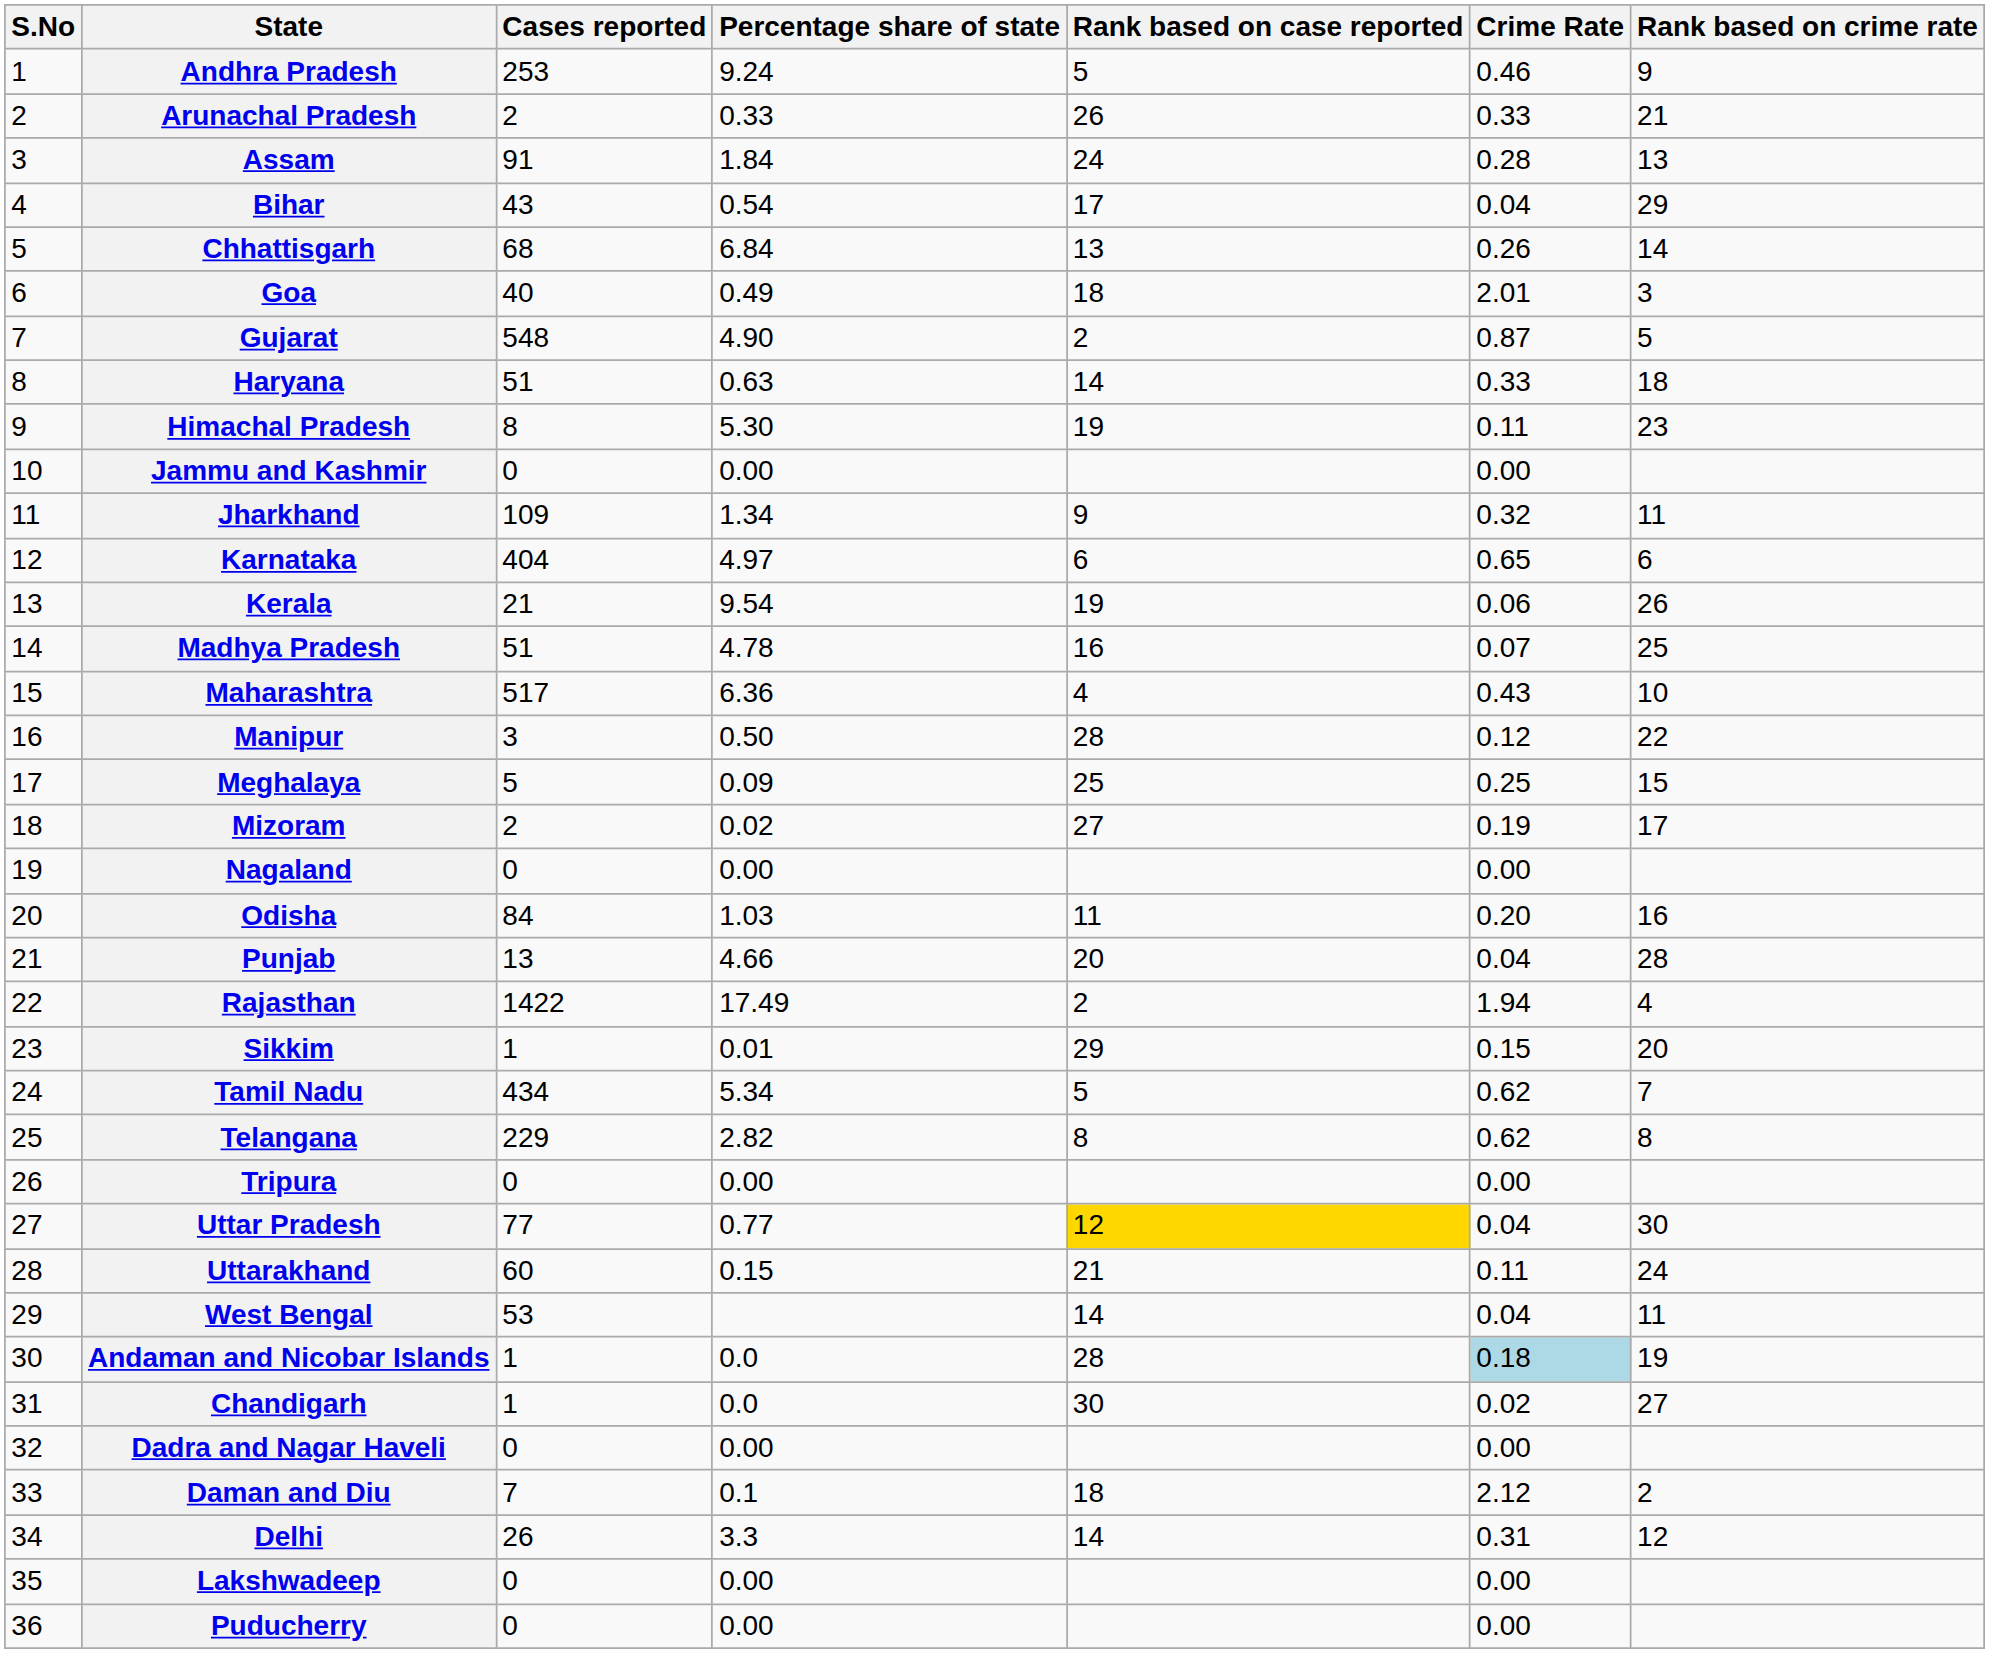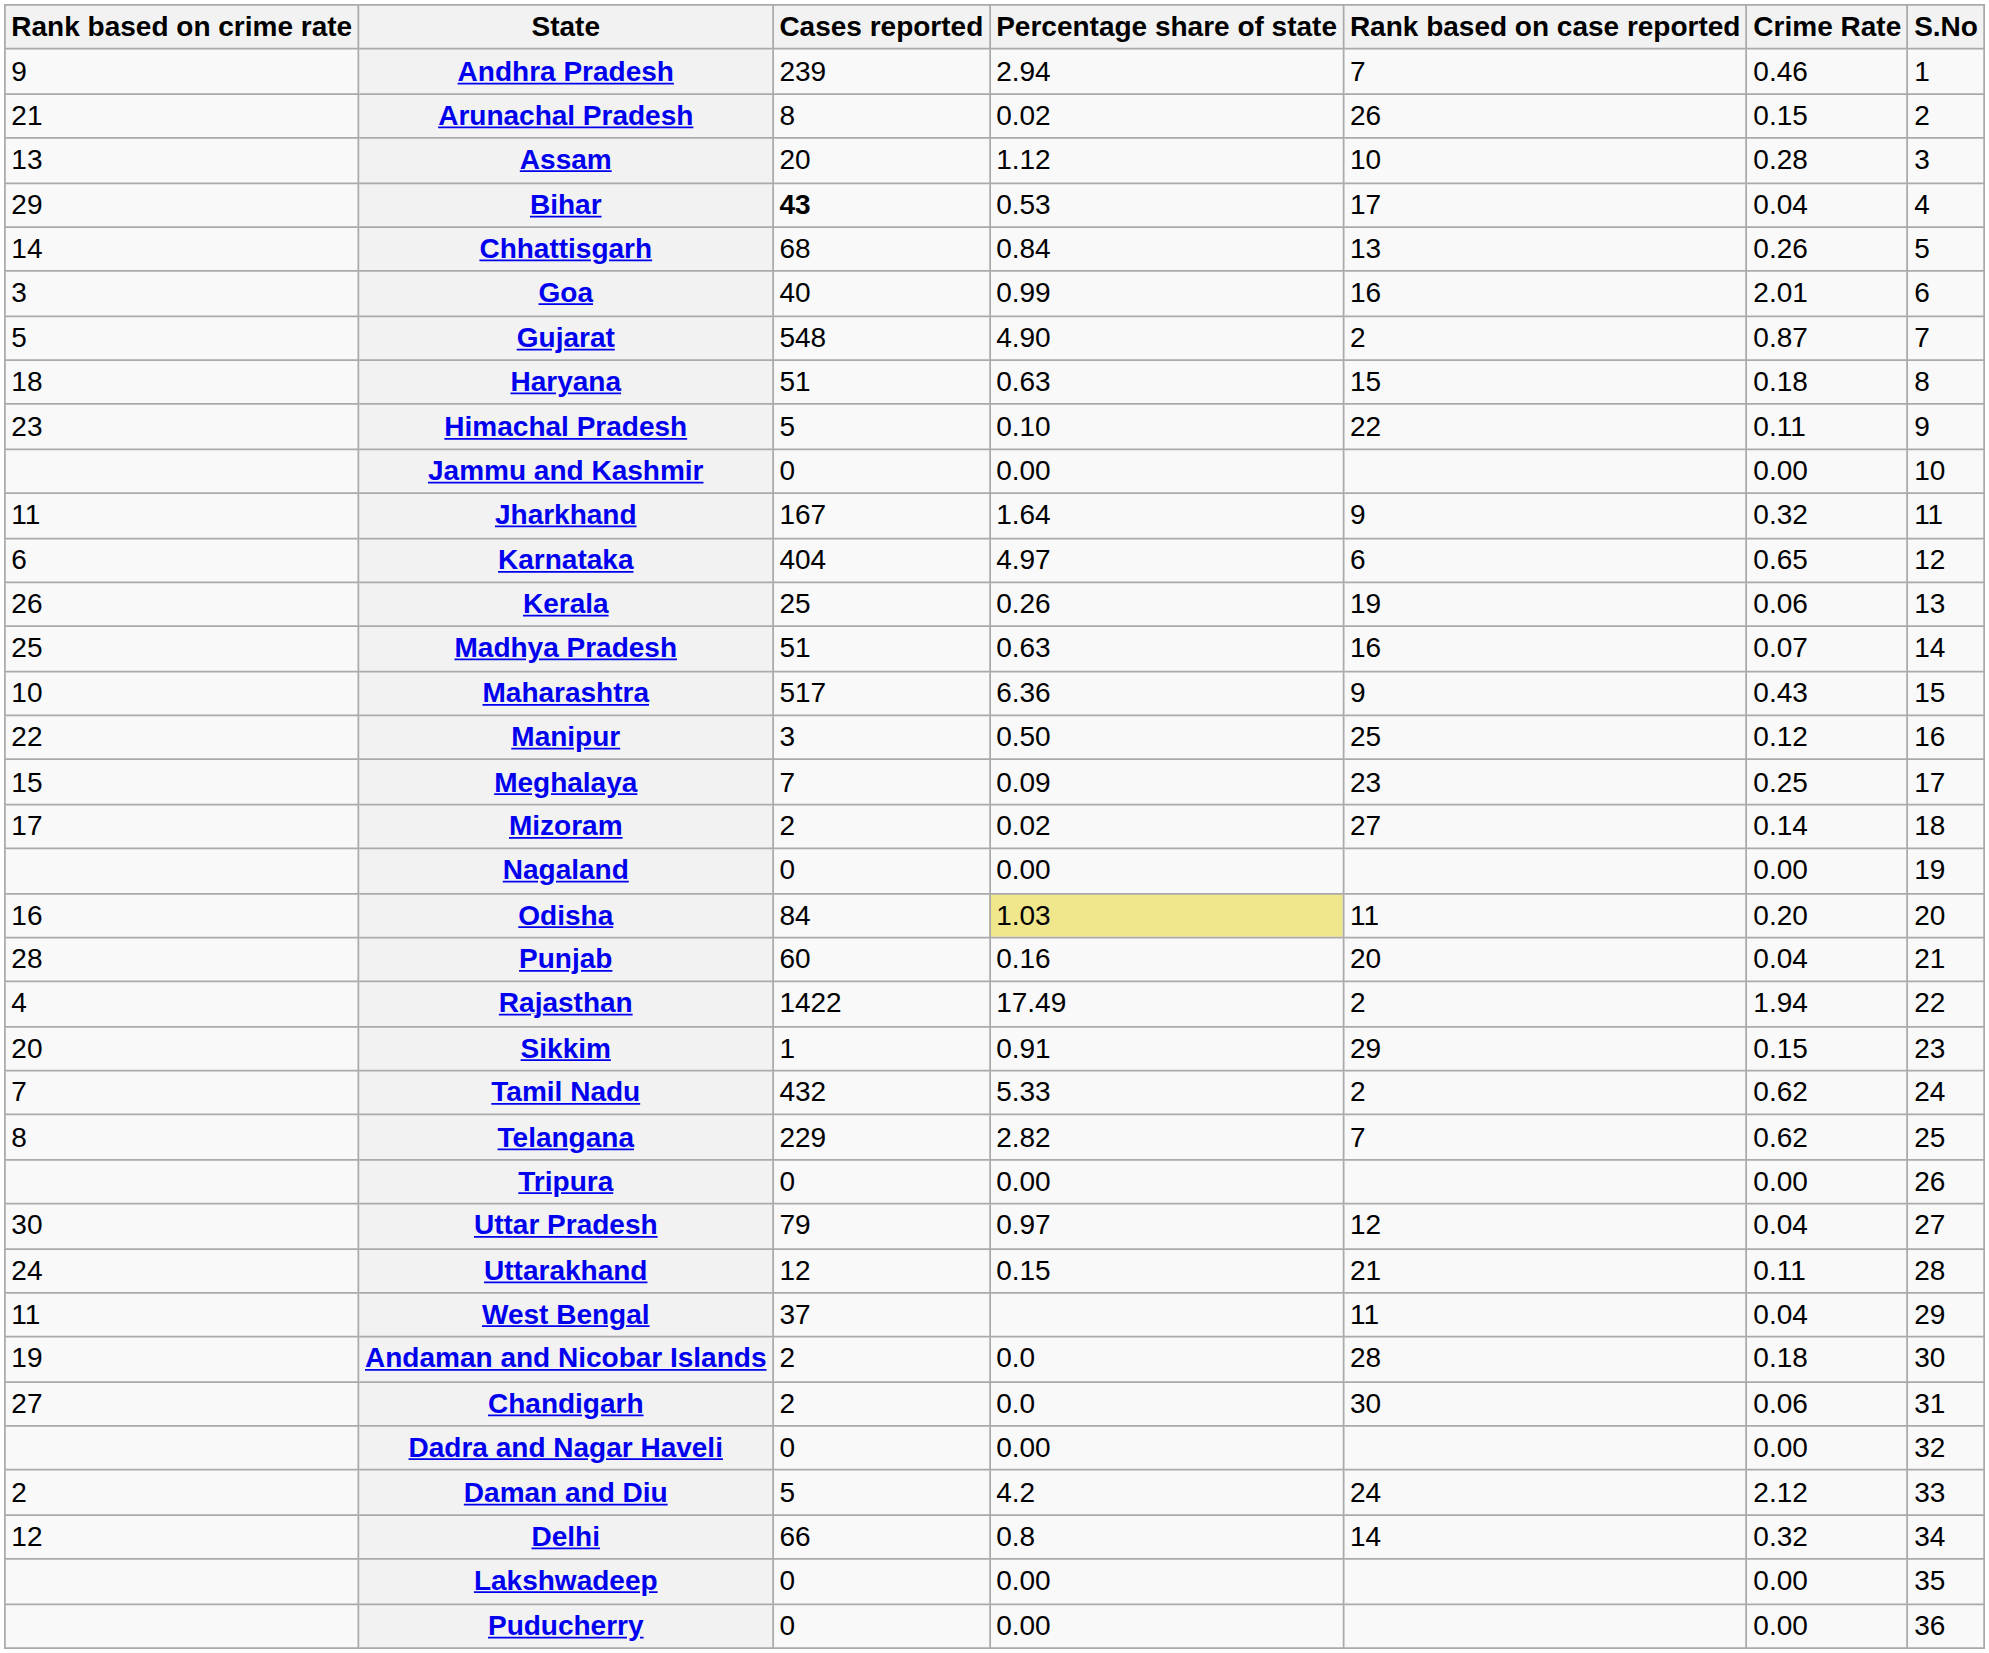columns swapped: (43, 26) <-> (1808, 26)
(526, 71) 253 -> (803, 71) 239
(746, 71) 9.24 -> (1023, 71) 2.94
(1081, 71) 5 -> (1358, 71) 7
(510, 115) 2 -> (787, 115) 8
(746, 115) 0.33 -> (1023, 115) 0.02
(1504, 115) 0.33 -> (1781, 115) 0.15
(518, 159) 91 -> (795, 159) 20
(746, 159) 1.84 -> (1023, 159) 1.12
(1088, 159) 24 -> (1365, 159) 10
(518, 204) normal -> (795, 204) bold
(746, 204) 0.54 -> (1023, 204) 0.53
(746, 248) 6.84 -> (1023, 248) 0.84
(746, 293) 0.49 -> (1023, 293) 0.99
(1088, 293) 18 -> (1365, 293) 16
(1088, 381) 14 -> (1365, 381) 15
(1504, 381) 0.33 -> (1781, 381) 0.18
(510, 426) 8 -> (787, 426) 5
(746, 426) 5.30 -> (1023, 426) 0.10
(1088, 426) 19 -> (1365, 426) 22
(526, 515) 109 -> (803, 515) 167
(746, 515) 1.34 -> (1023, 515) 1.64
(518, 603) 21 -> (795, 603) 25
(746, 603) 9.54 -> (1023, 603) 0.26
(746, 648) 4.78 -> (1023, 648) 0.63
(1081, 692) 4 -> (1358, 692) 9
(1088, 737) 28 -> (1365, 737) 25
(510, 781) 5 -> (787, 781) 7
(1088, 781) 25 -> (1365, 781) 23
(1504, 826) 0.19 -> (1781, 826) 0.14
(746, 914) no background -> (1023, 914) khaki background
(518, 959) 13 -> (795, 959) 60
(746, 959) 4.66 -> (1023, 959) 0.16
(746, 1048) 0.01 -> (1023, 1048) 0.91
(526, 1092) 434 -> (803, 1092) 432
(746, 1092) 5.34 -> (1023, 1092) 5.33
(1081, 1092) 5 -> (1358, 1092) 2
(1081, 1136) 8 -> (1358, 1136) 7
(518, 1225) 77 -> (795, 1225) 79
(746, 1225) 0.77 -> (1023, 1225) 0.97
(1088, 1225) gold background -> (1365, 1225) no background
(518, 1270) 60 -> (795, 1270) 12
(518, 1314) 53 -> (795, 1314) 37
(1088, 1314) 14 -> (1364, 1314) 11
(510, 1358) 1 -> (787, 1358) 2
(1504, 1358) lightblue background -> (1781, 1358) no background
(510, 1403) 1 -> (787, 1403) 2
(1504, 1403) 0.02 -> (1781, 1403) 0.06
(510, 1492) 7 -> (787, 1492) 5
(739, 1492) 0.1 -> (1016, 1492) 4.2
(1088, 1492) 18 -> (1365, 1492) 24
(518, 1536) 26 -> (795, 1536) 66
(739, 1536) 3.3 -> (1016, 1536) 0.8
(1504, 1536) 0.31 -> (1781, 1536) 0.32
